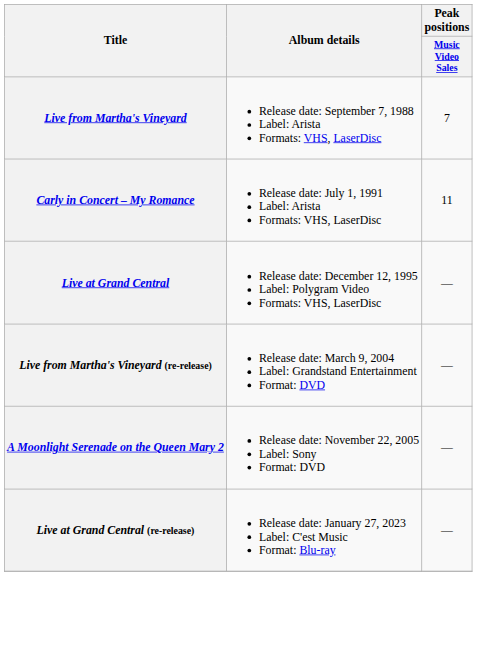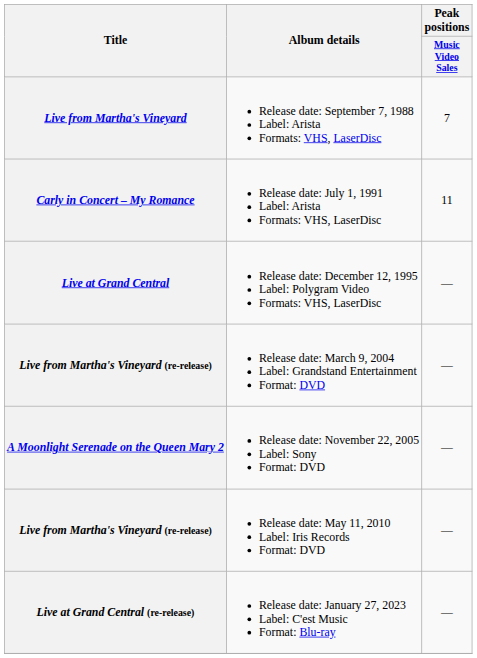+ row: (324, 537)
